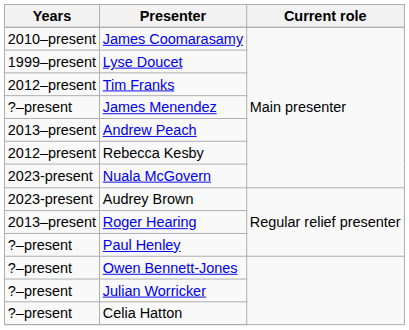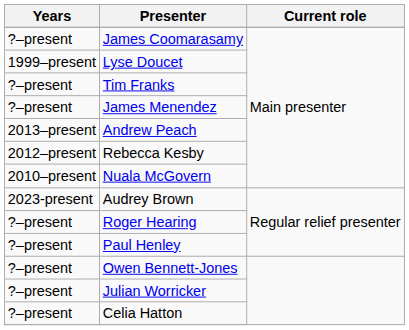(52, 39) 2010–present -> (40, 39) ?–present
(52, 85) 2012–present -> (40, 85) ?–present
(50, 176) 2023-present -> (52, 176) 2010–present
(52, 222) 2013–present -> (40, 222) ?–present
